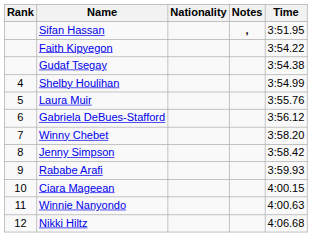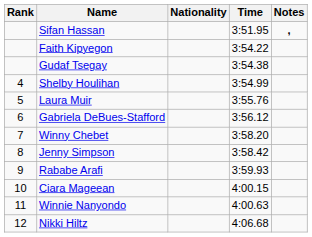columns swapped: (286, 13) <-> (247, 13)
